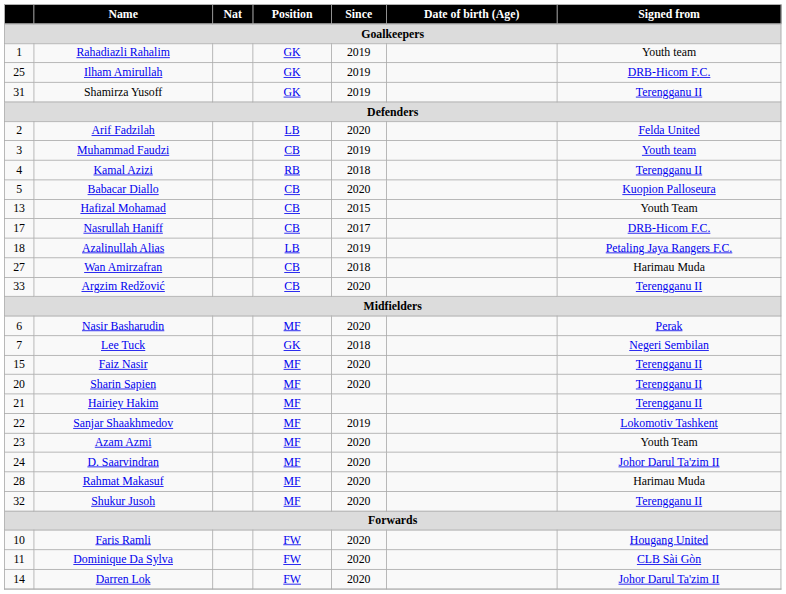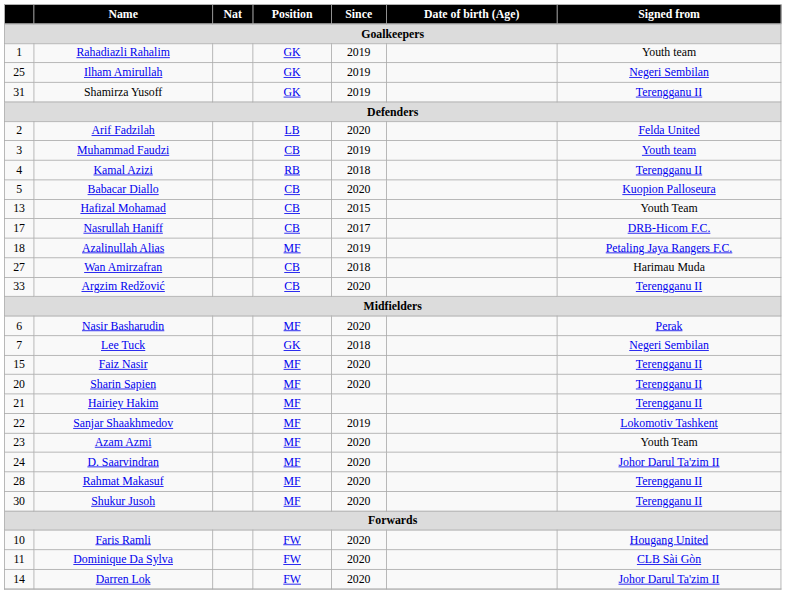(669, 73) DRB-Hicom F.C. -> (669, 73) Negeri Sembilan
(292, 248) LB -> (292, 248) MF
(669, 482) Harimau Muda -> (669, 482) Terengganu II
(19, 501) 32 -> (19, 501) 30
